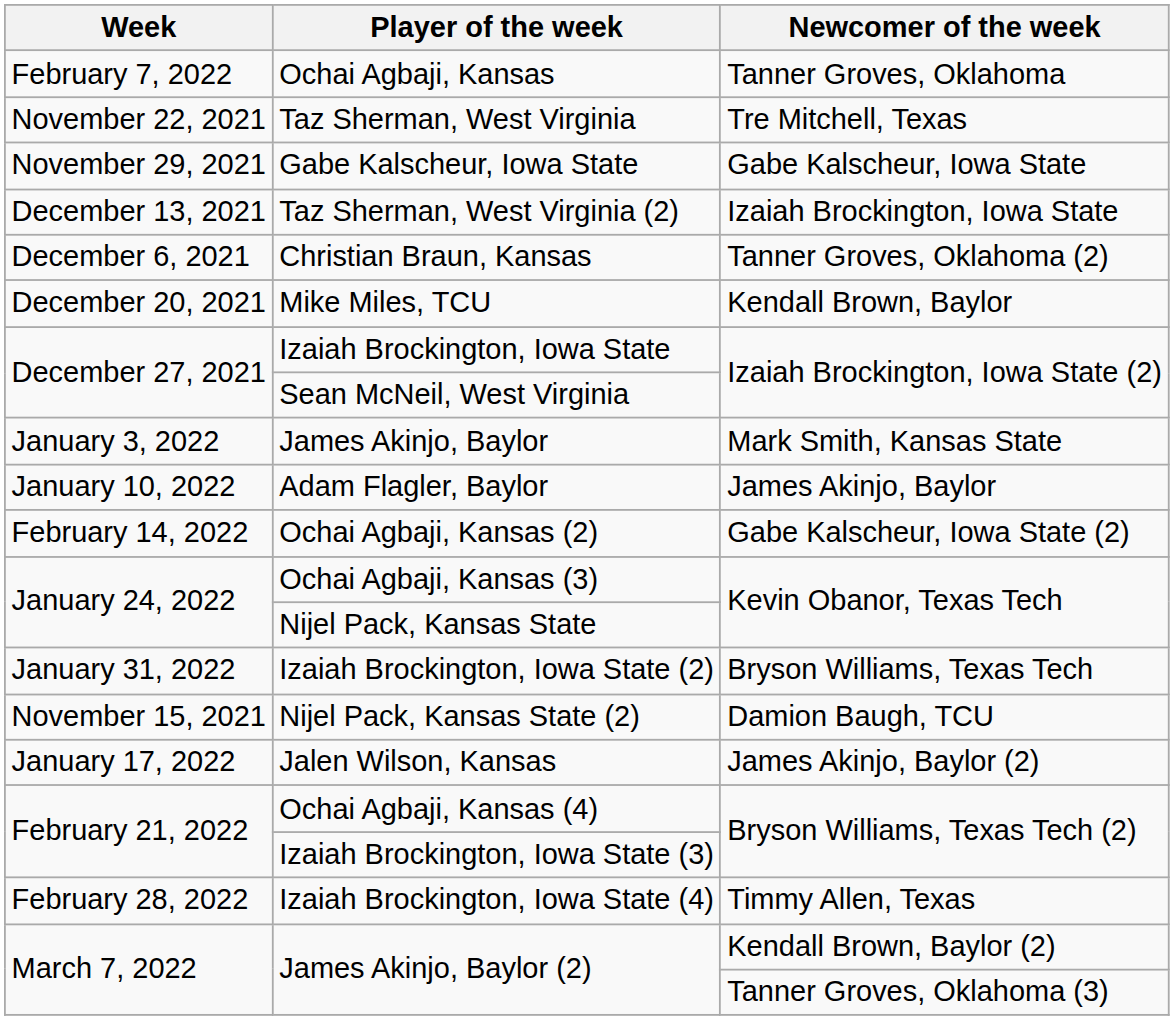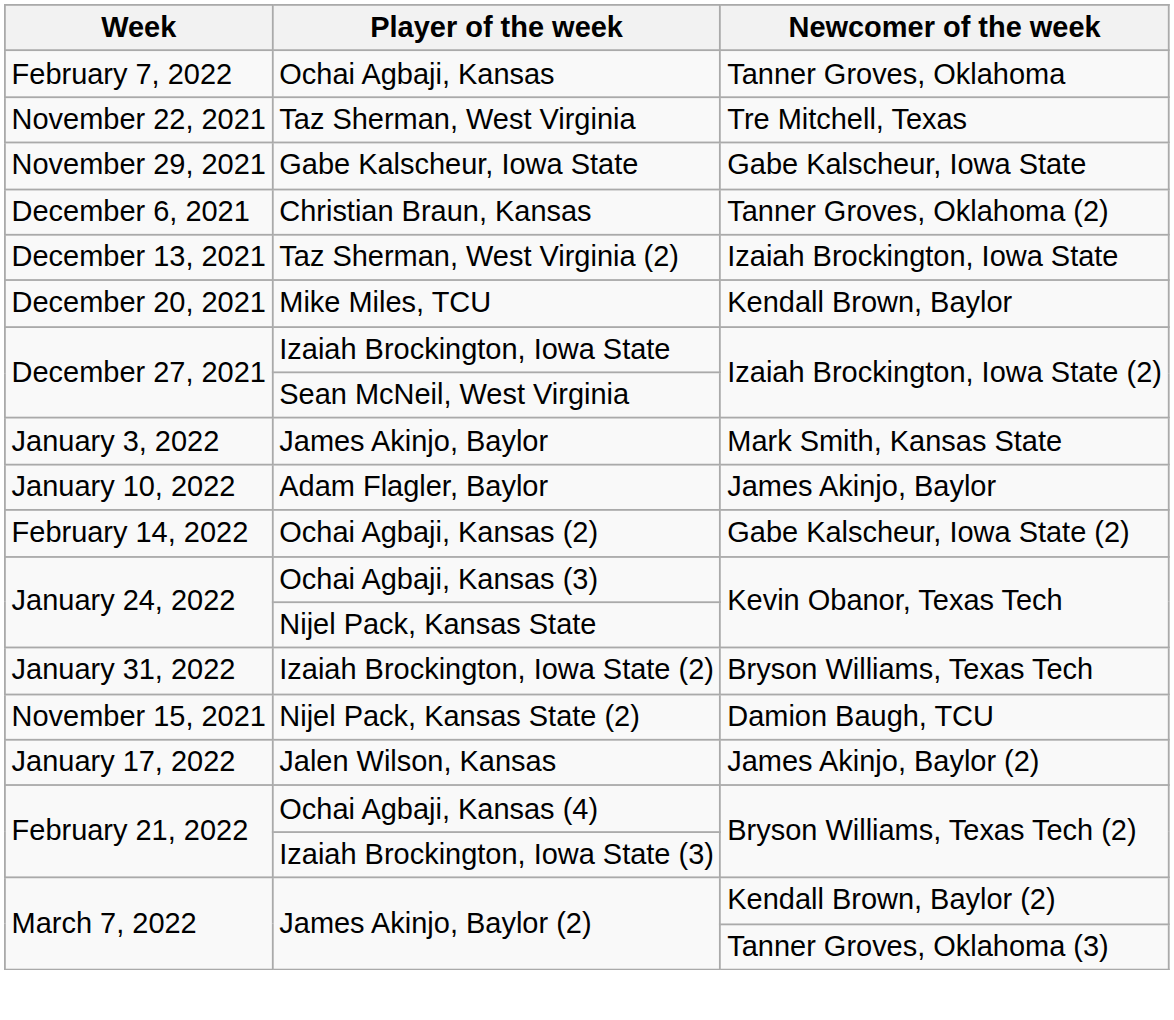rows swapped: (435, 257) <-> (479, 211)
- row: (497, 900)
